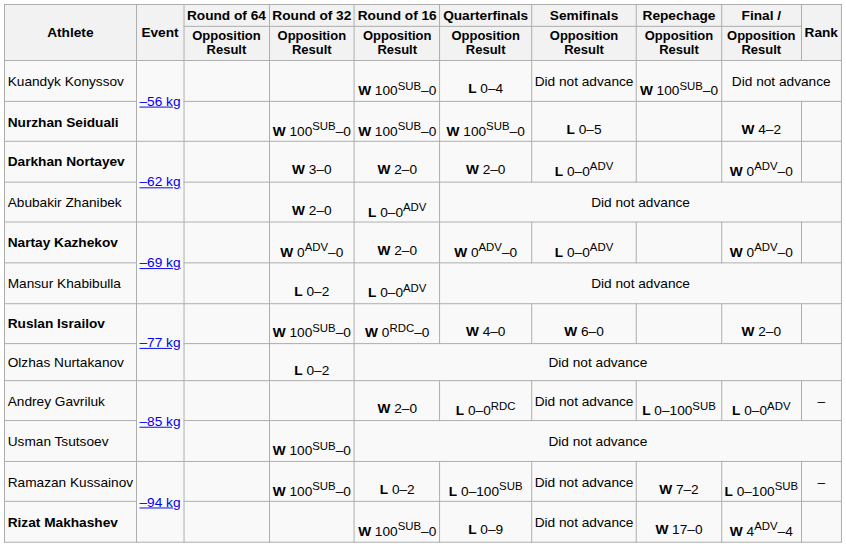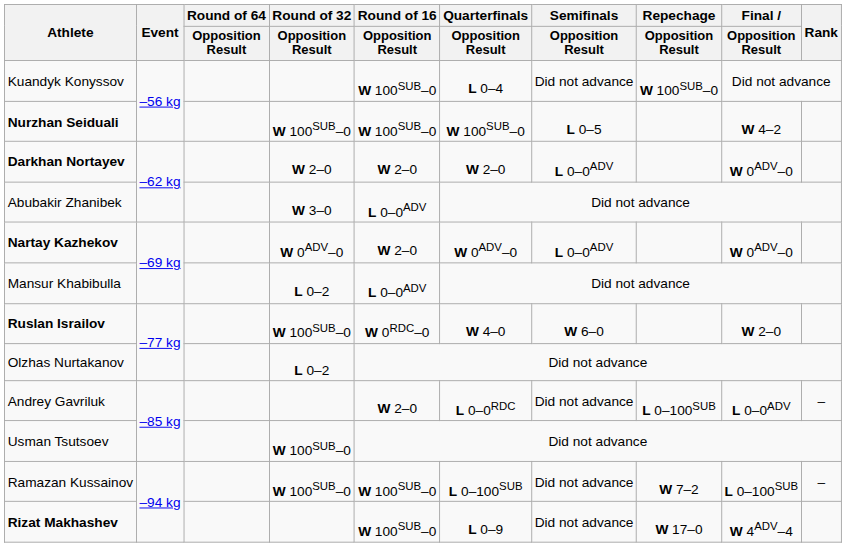(312, 170) W 3–0 -> (312, 170) W 2–0
(312, 210) W 2–0 -> (312, 210) W 3–0
(397, 490) L 0–2 -> (397, 490) W 100SUB–0
